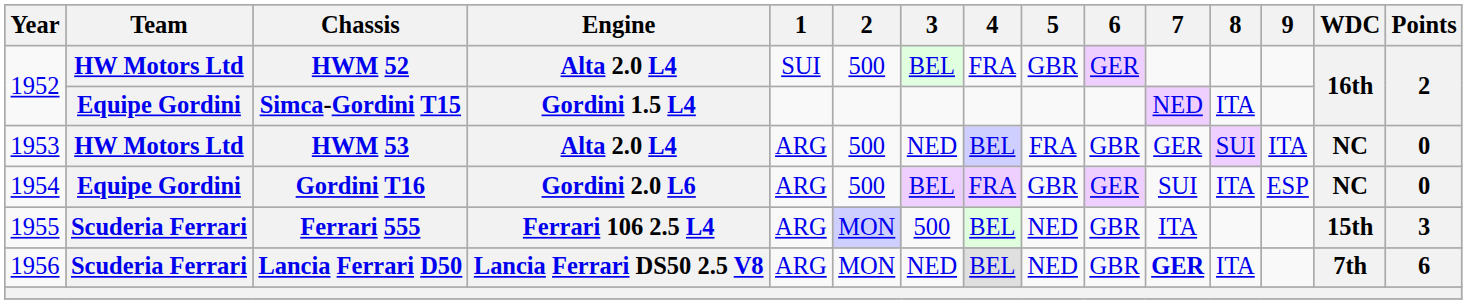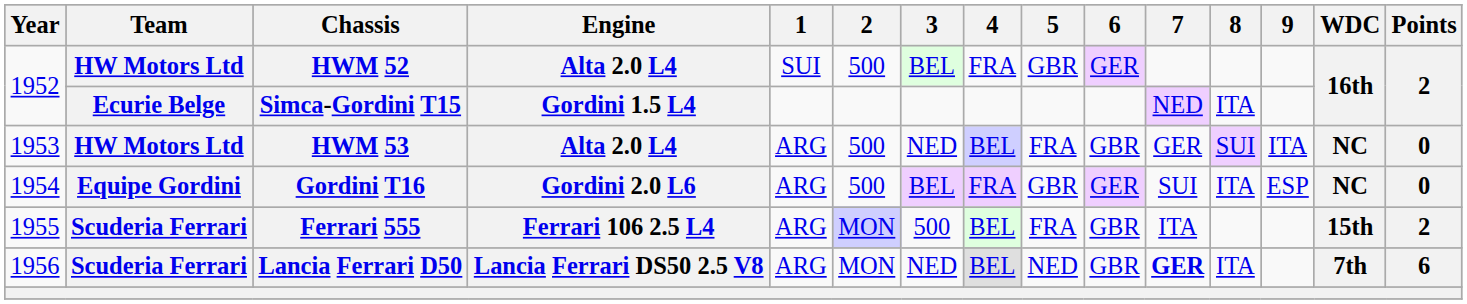(159, 105) Equipe Gordini -> (159, 105) Ecurie Belge
(1053, 226) NED -> (1053, 226) FRA
(1424, 226) 3 -> (1424, 226) 2
